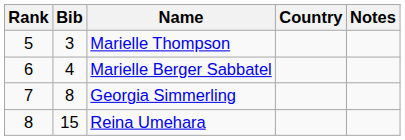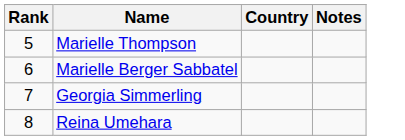- column: (69, 17)
